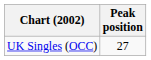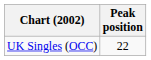(123, 45) 27 -> (123, 45) 22
